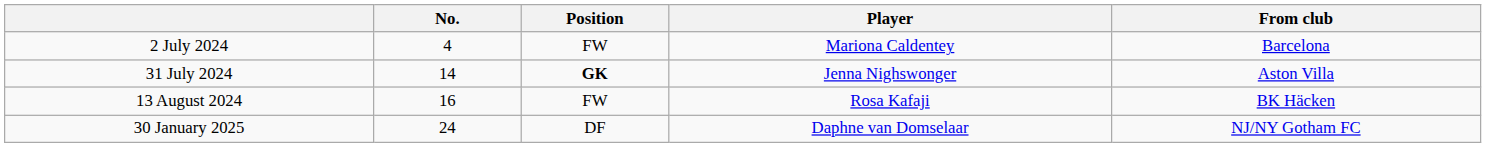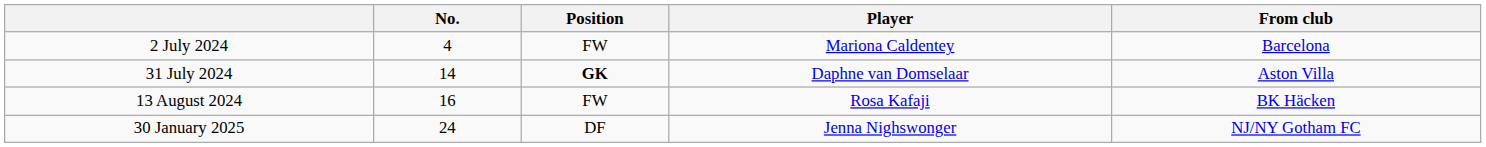(890, 73) Jenna Nighswonger -> (890, 73) Daphne van Domselaar
(890, 128) Daphne van Domselaar -> (890, 128) Jenna Nighswonger
